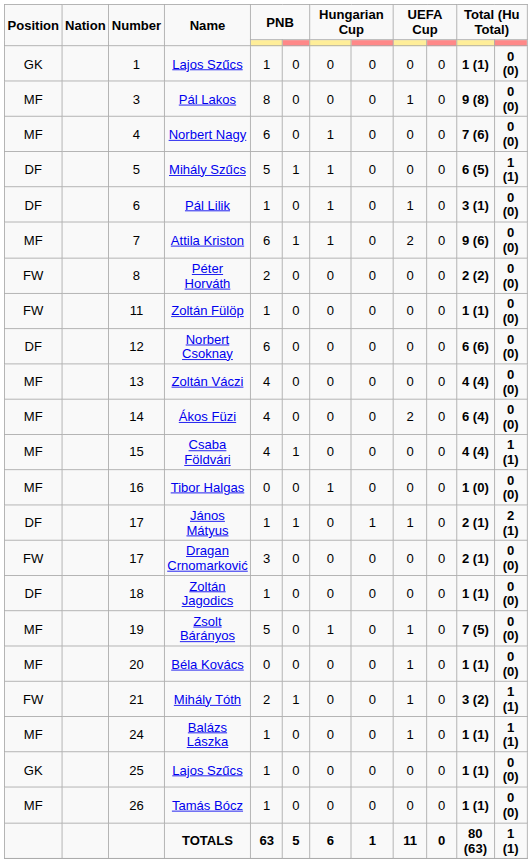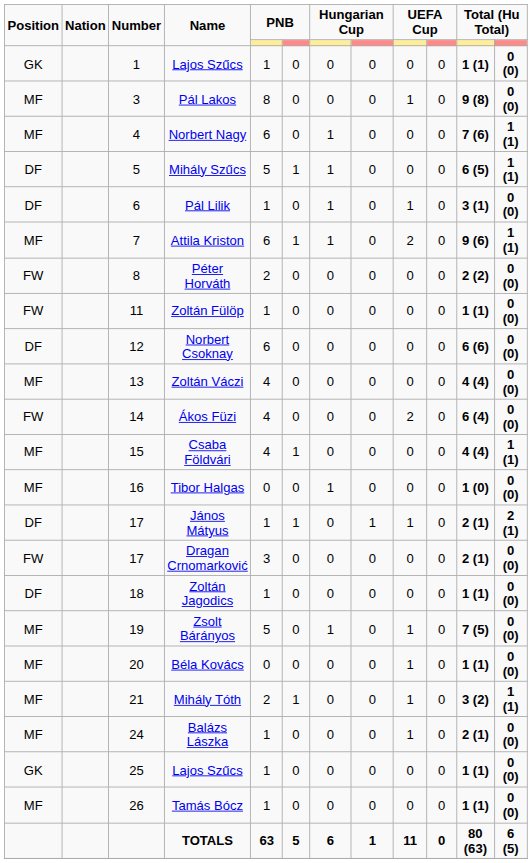(511, 134) 0 (0) -> (511, 134) 1 (1)
(511, 240) 0 (0) -> (511, 240) 1 (1)
(33, 417) MF -> (33, 417) FW
(33, 699) FW -> (33, 699) MF
(475, 735) 1 (1) -> (475, 735) 2 (1)
(511, 735) 1 (1) -> (511, 735) 0 (0)
(511, 841) 1 (1) -> (511, 841) 6 (5)
